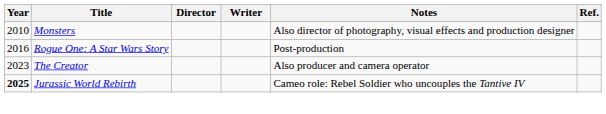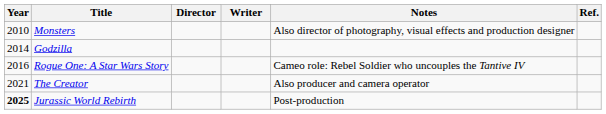+ row: (53, 48)
(309, 48) Post-production -> (399, 65) Cameo role: Rebel Soldier who uncouples the Tantive IV
(18, 65) 2023 -> (18, 83) 2021
(399, 83) Cameo role: Rebel Soldier who uncouples the Tantive IV -> (309, 100) Post-production
